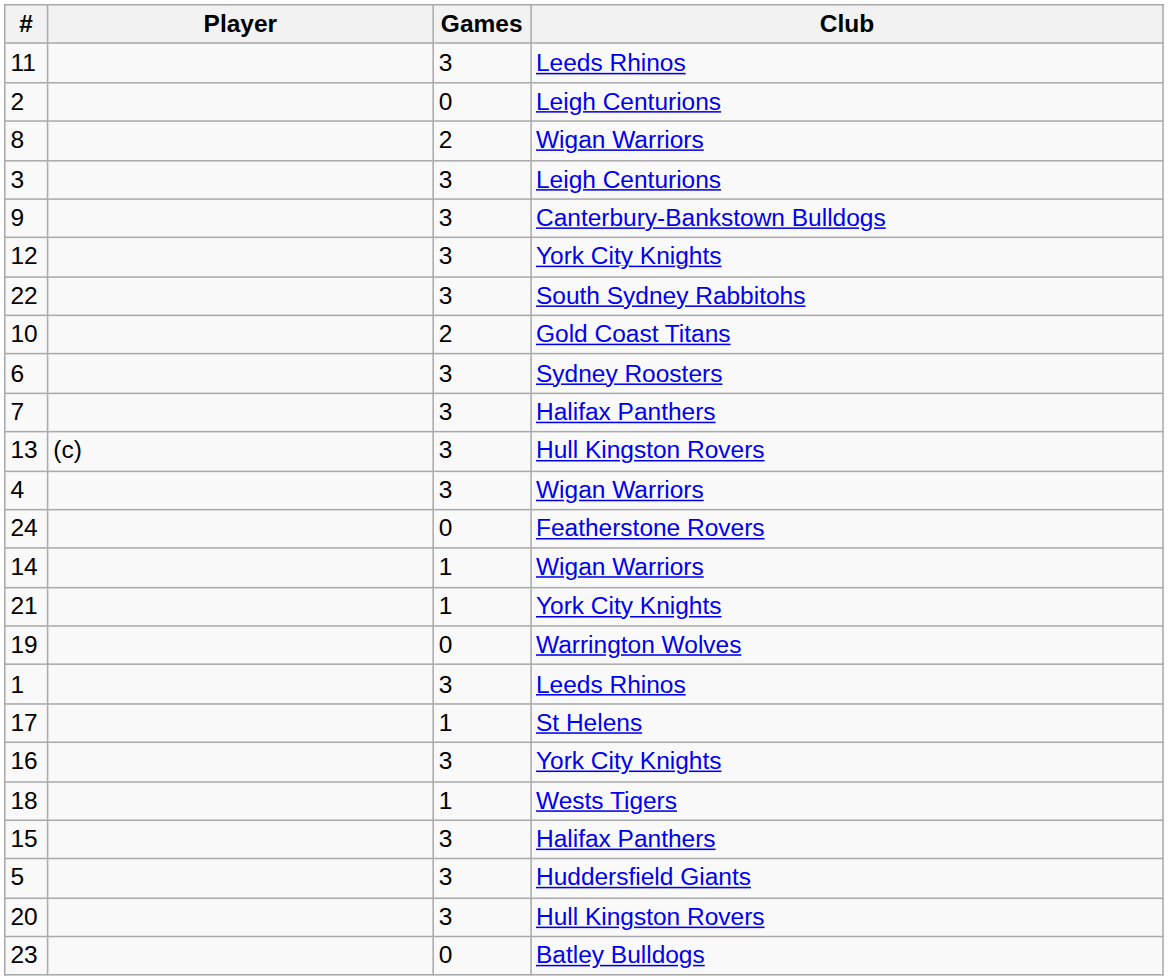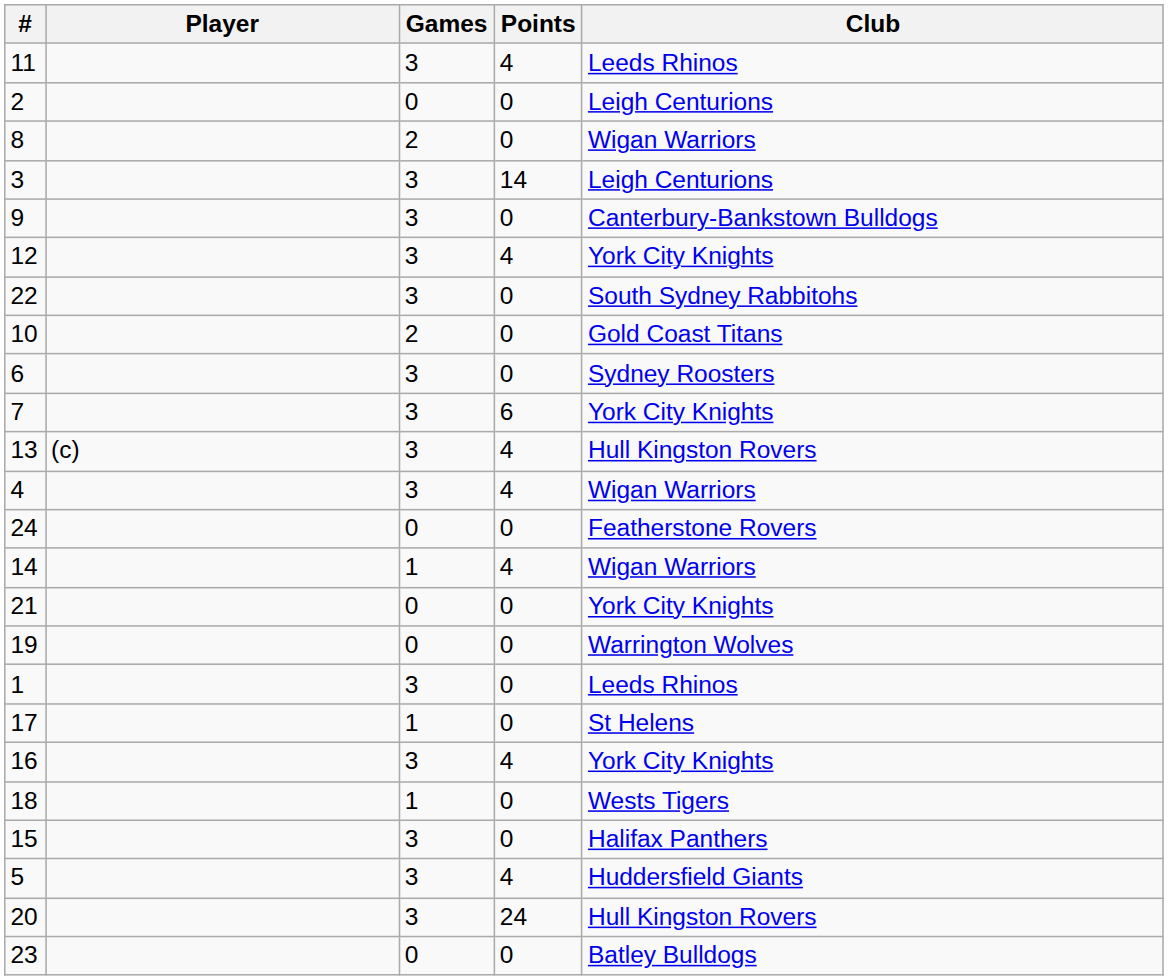+ column: (538, 23)
(626, 412) Halifax Panthers -> (681, 412) York City Knights
(446, 606) 1 -> (412, 606) 0
